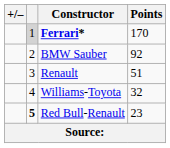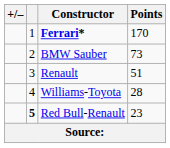(32, 33) lightgrey background -> (32, 33) no background
(136, 53) 92 -> (136, 53) 73
(136, 92) 32 -> (136, 92) 28
